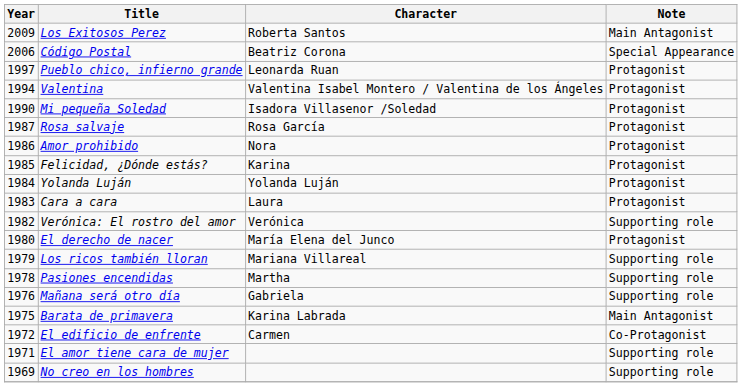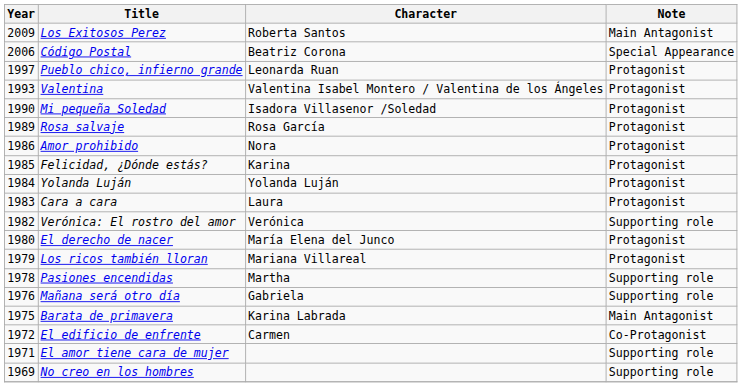(21, 89) 1994 -> (21, 89) 1993
(21, 127) 1987 -> (21, 127) 1989
(661, 259) Supporting role -> (647, 259) Protagonist
